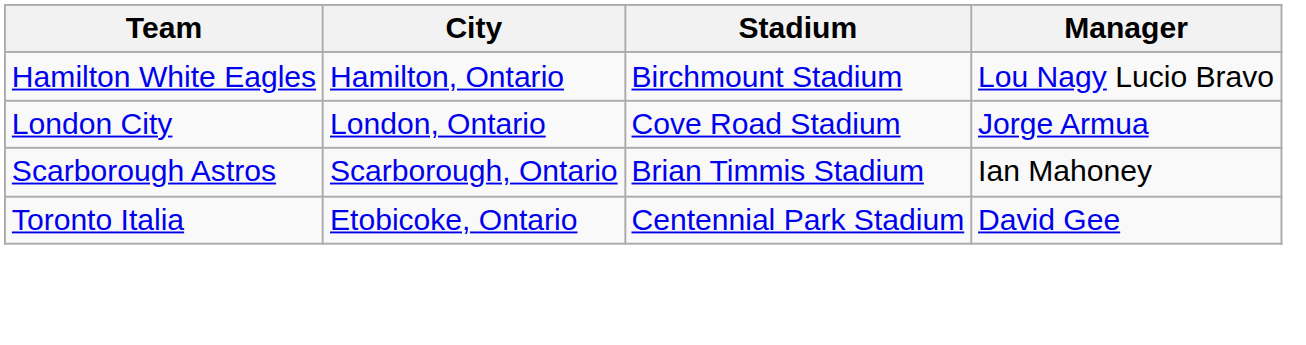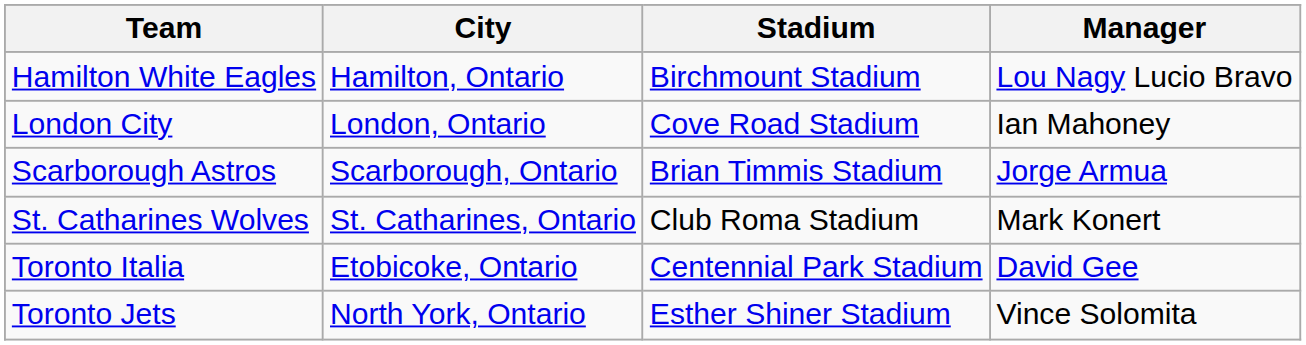(1063, 123) Jorge Armua -> (1083, 123) Ian Mahoney
(1065, 171) Ian Mahoney -> (1082, 171) Jorge Armua
+ row: (160, 219)
+ row: (94, 314)
